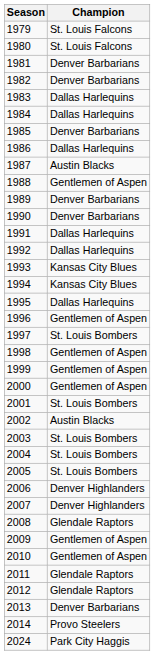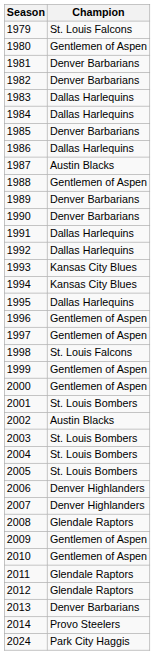(91, 47) St. Louis Falcons -> (98, 47) Gentlemen of Aspen
(94, 336) St. Louis Bombers -> (98, 336) Gentlemen of Aspen
(98, 353) Gentlemen of Aspen -> (91, 353) St. Louis Falcons
